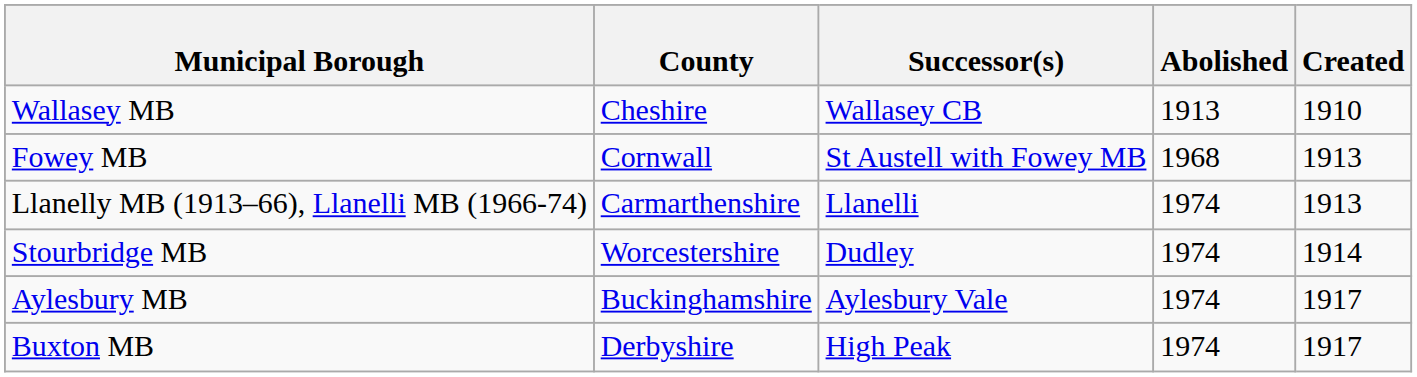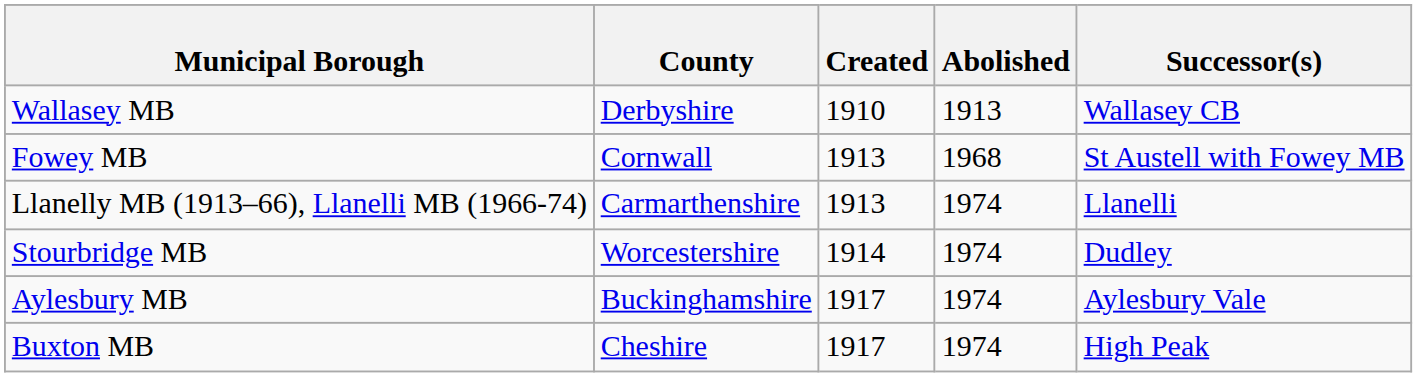columns swapped: (1353, 61) <-> (986, 61)
(654, 109) Cheshire -> (667, 109) Derbyshire
(667, 346) Derbyshire -> (654, 346) Cheshire
